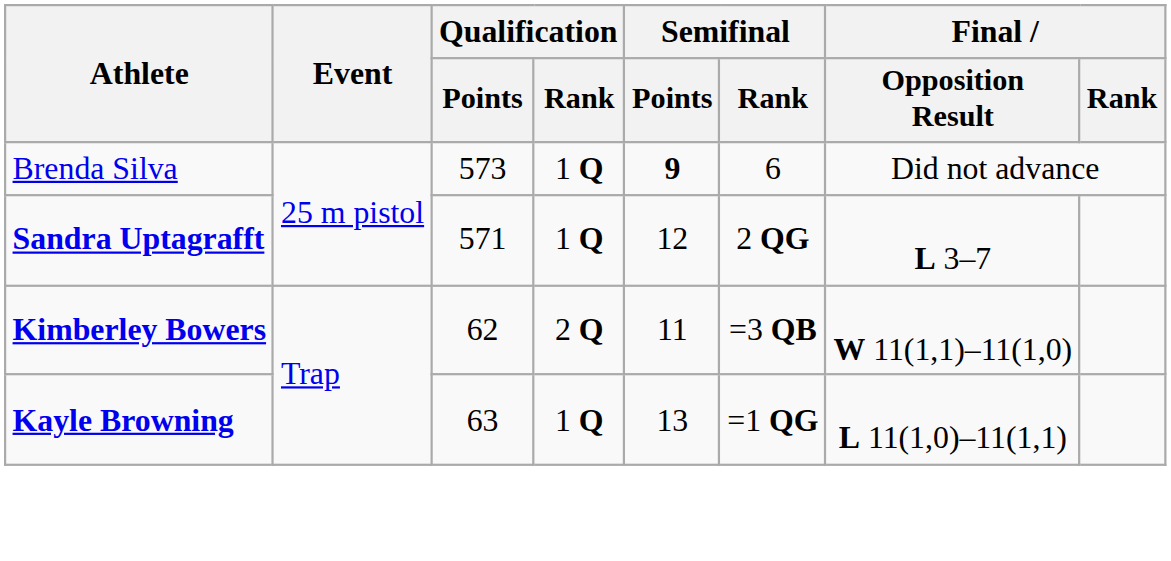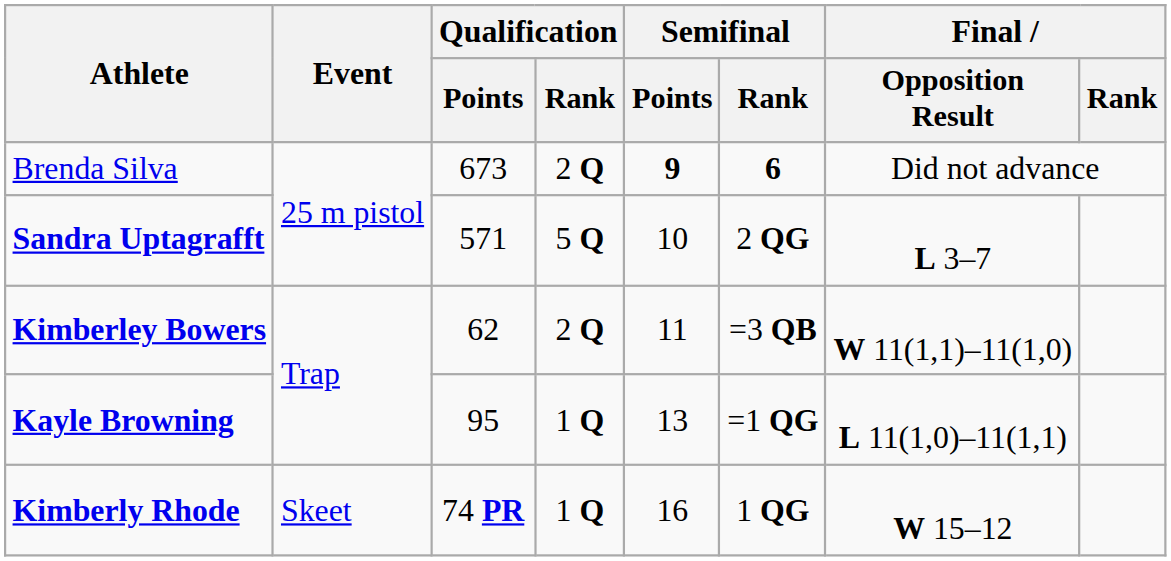(483, 168) 573 -> (483, 168) 673
(579, 168) 1 Q -> (580, 168) 2 Q
(773, 168) normal -> (773, 168) bold
(579, 239) 1 Q -> (580, 239) 5 Q
(672, 239) 12 -> (672, 239) 10
(483, 420) 63 -> (483, 420) 95
+ row: (126, 510)
